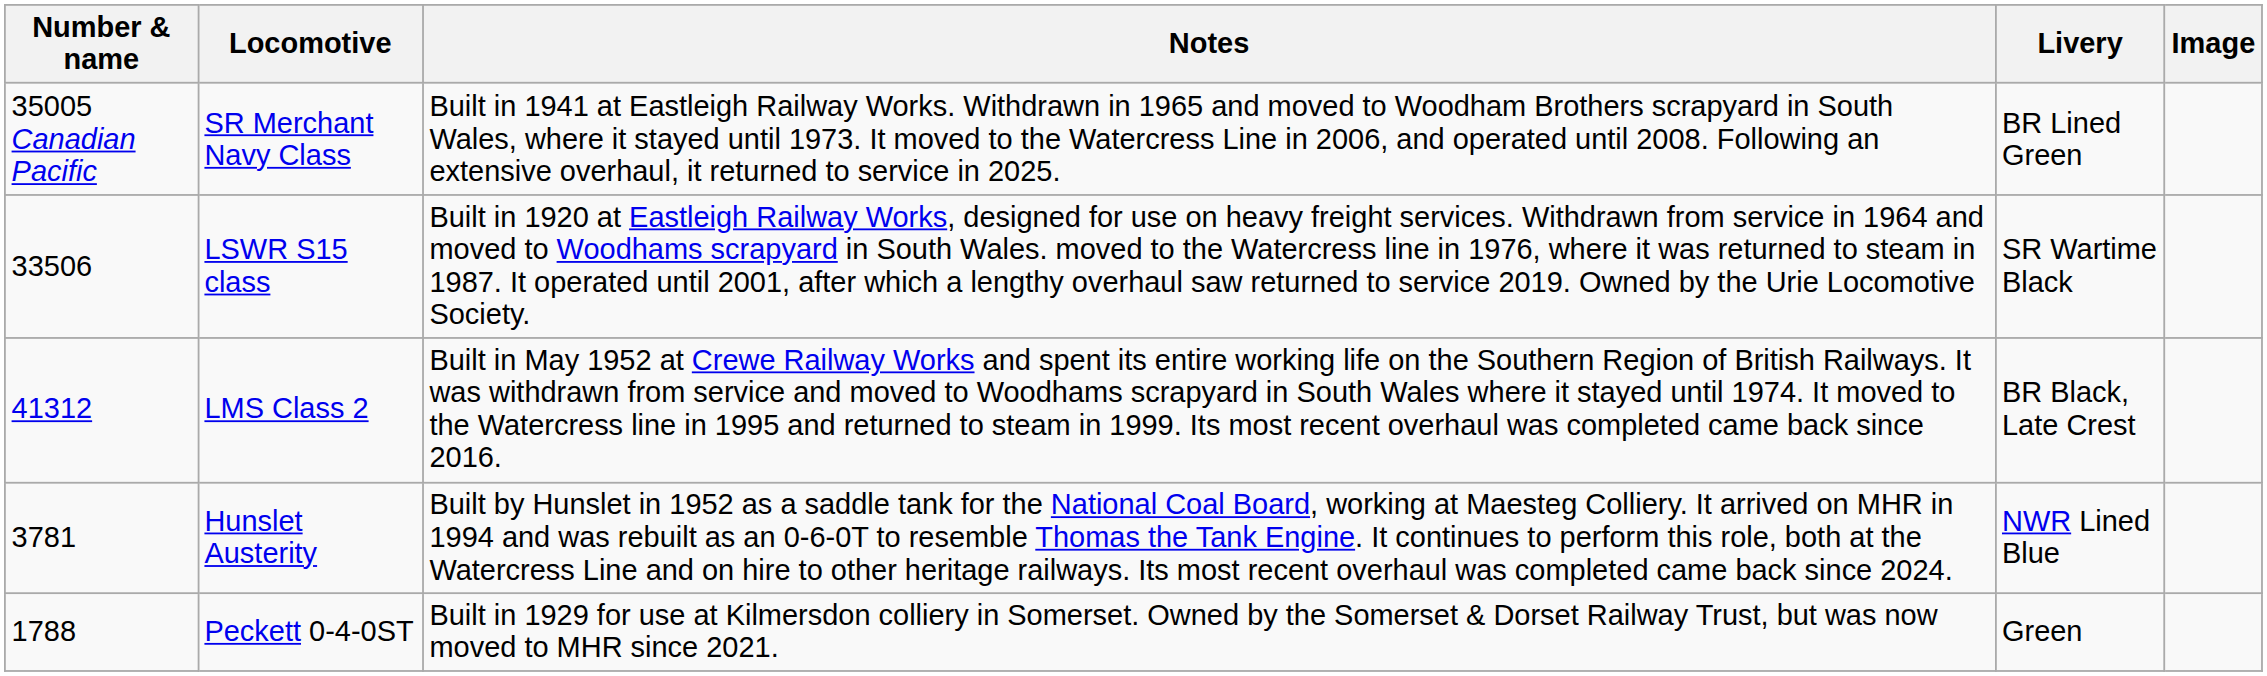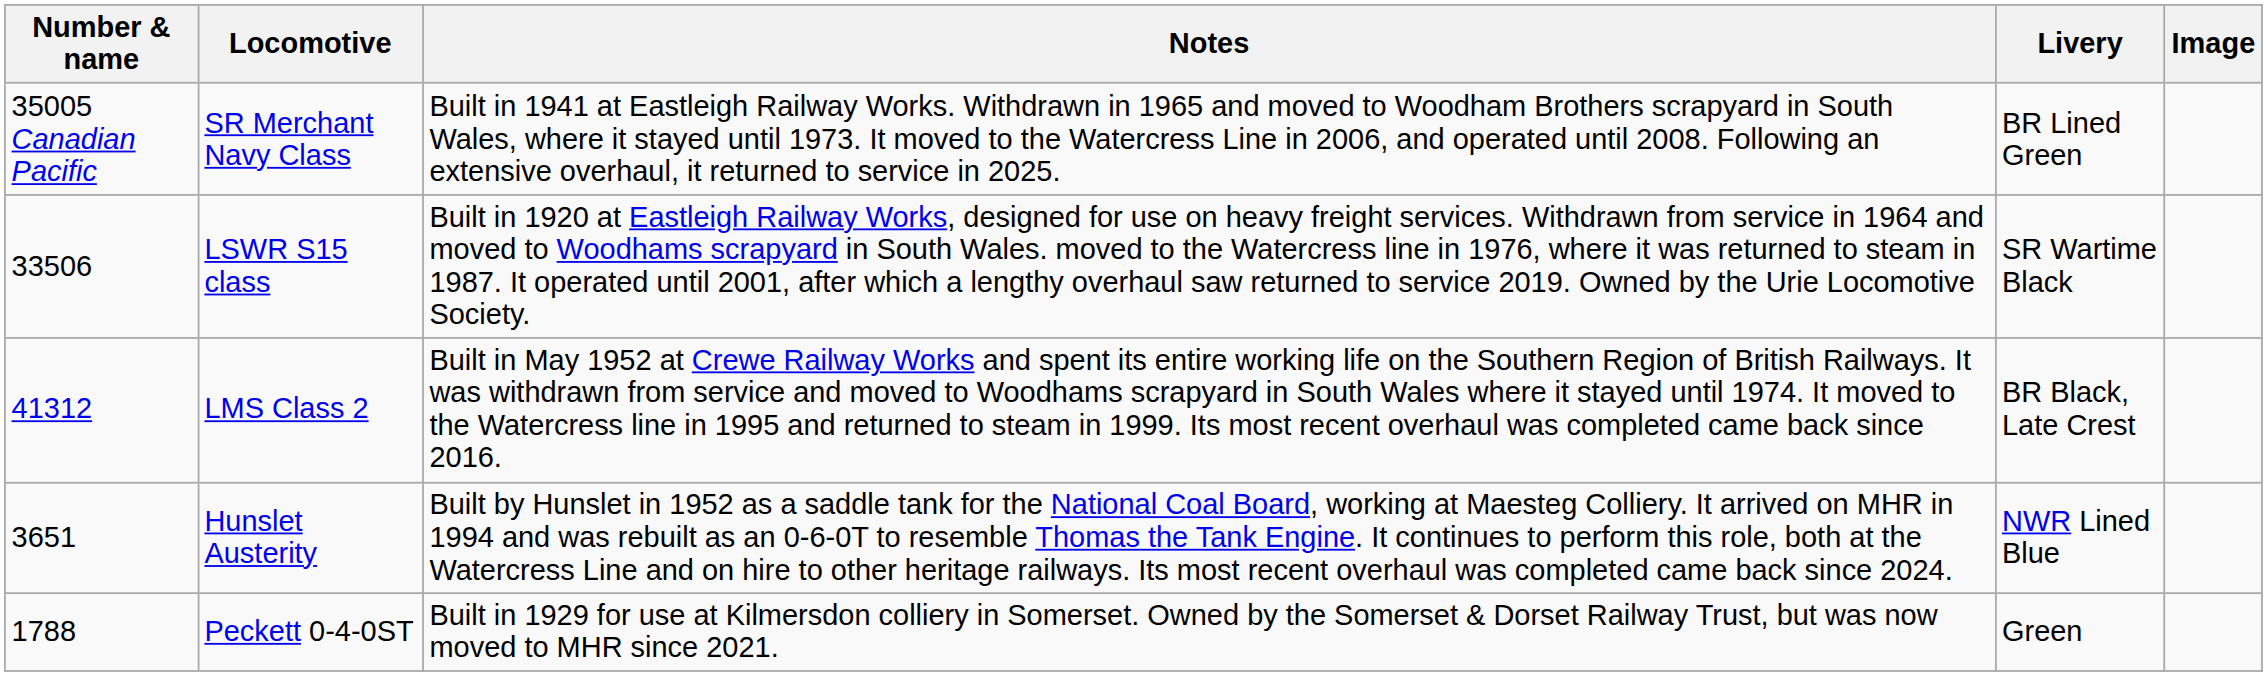(44, 536) 3781 -> (44, 536) 3651
